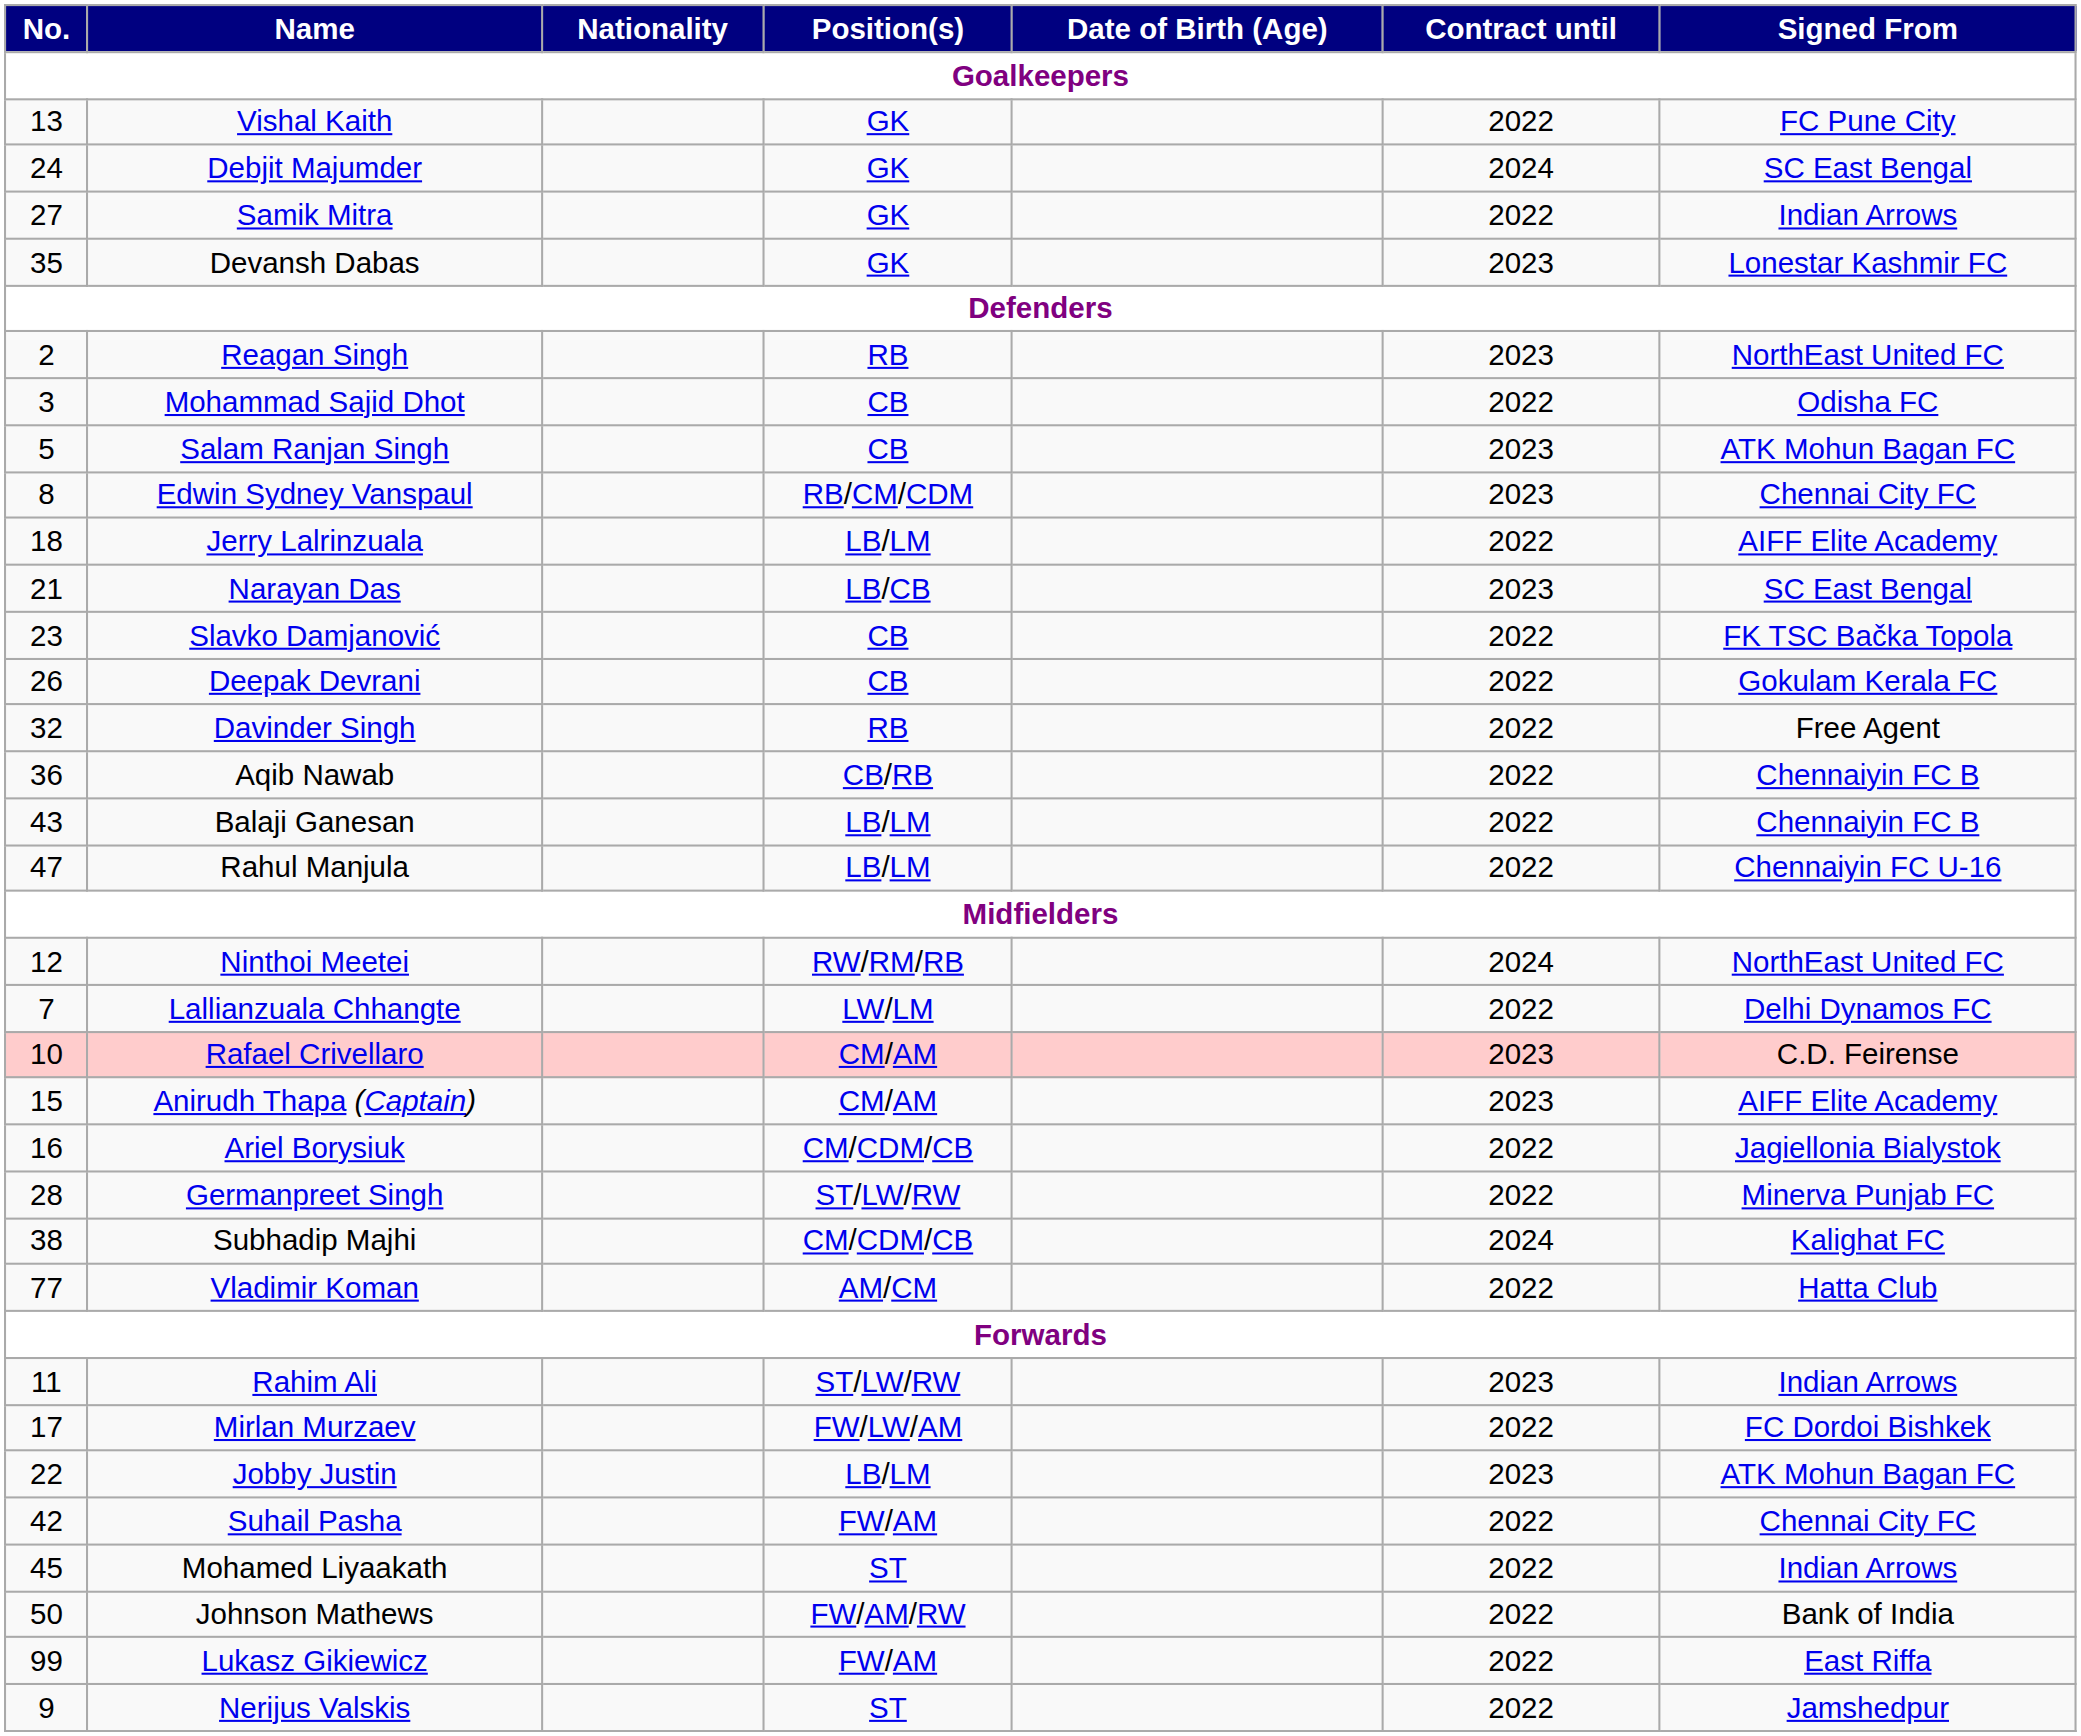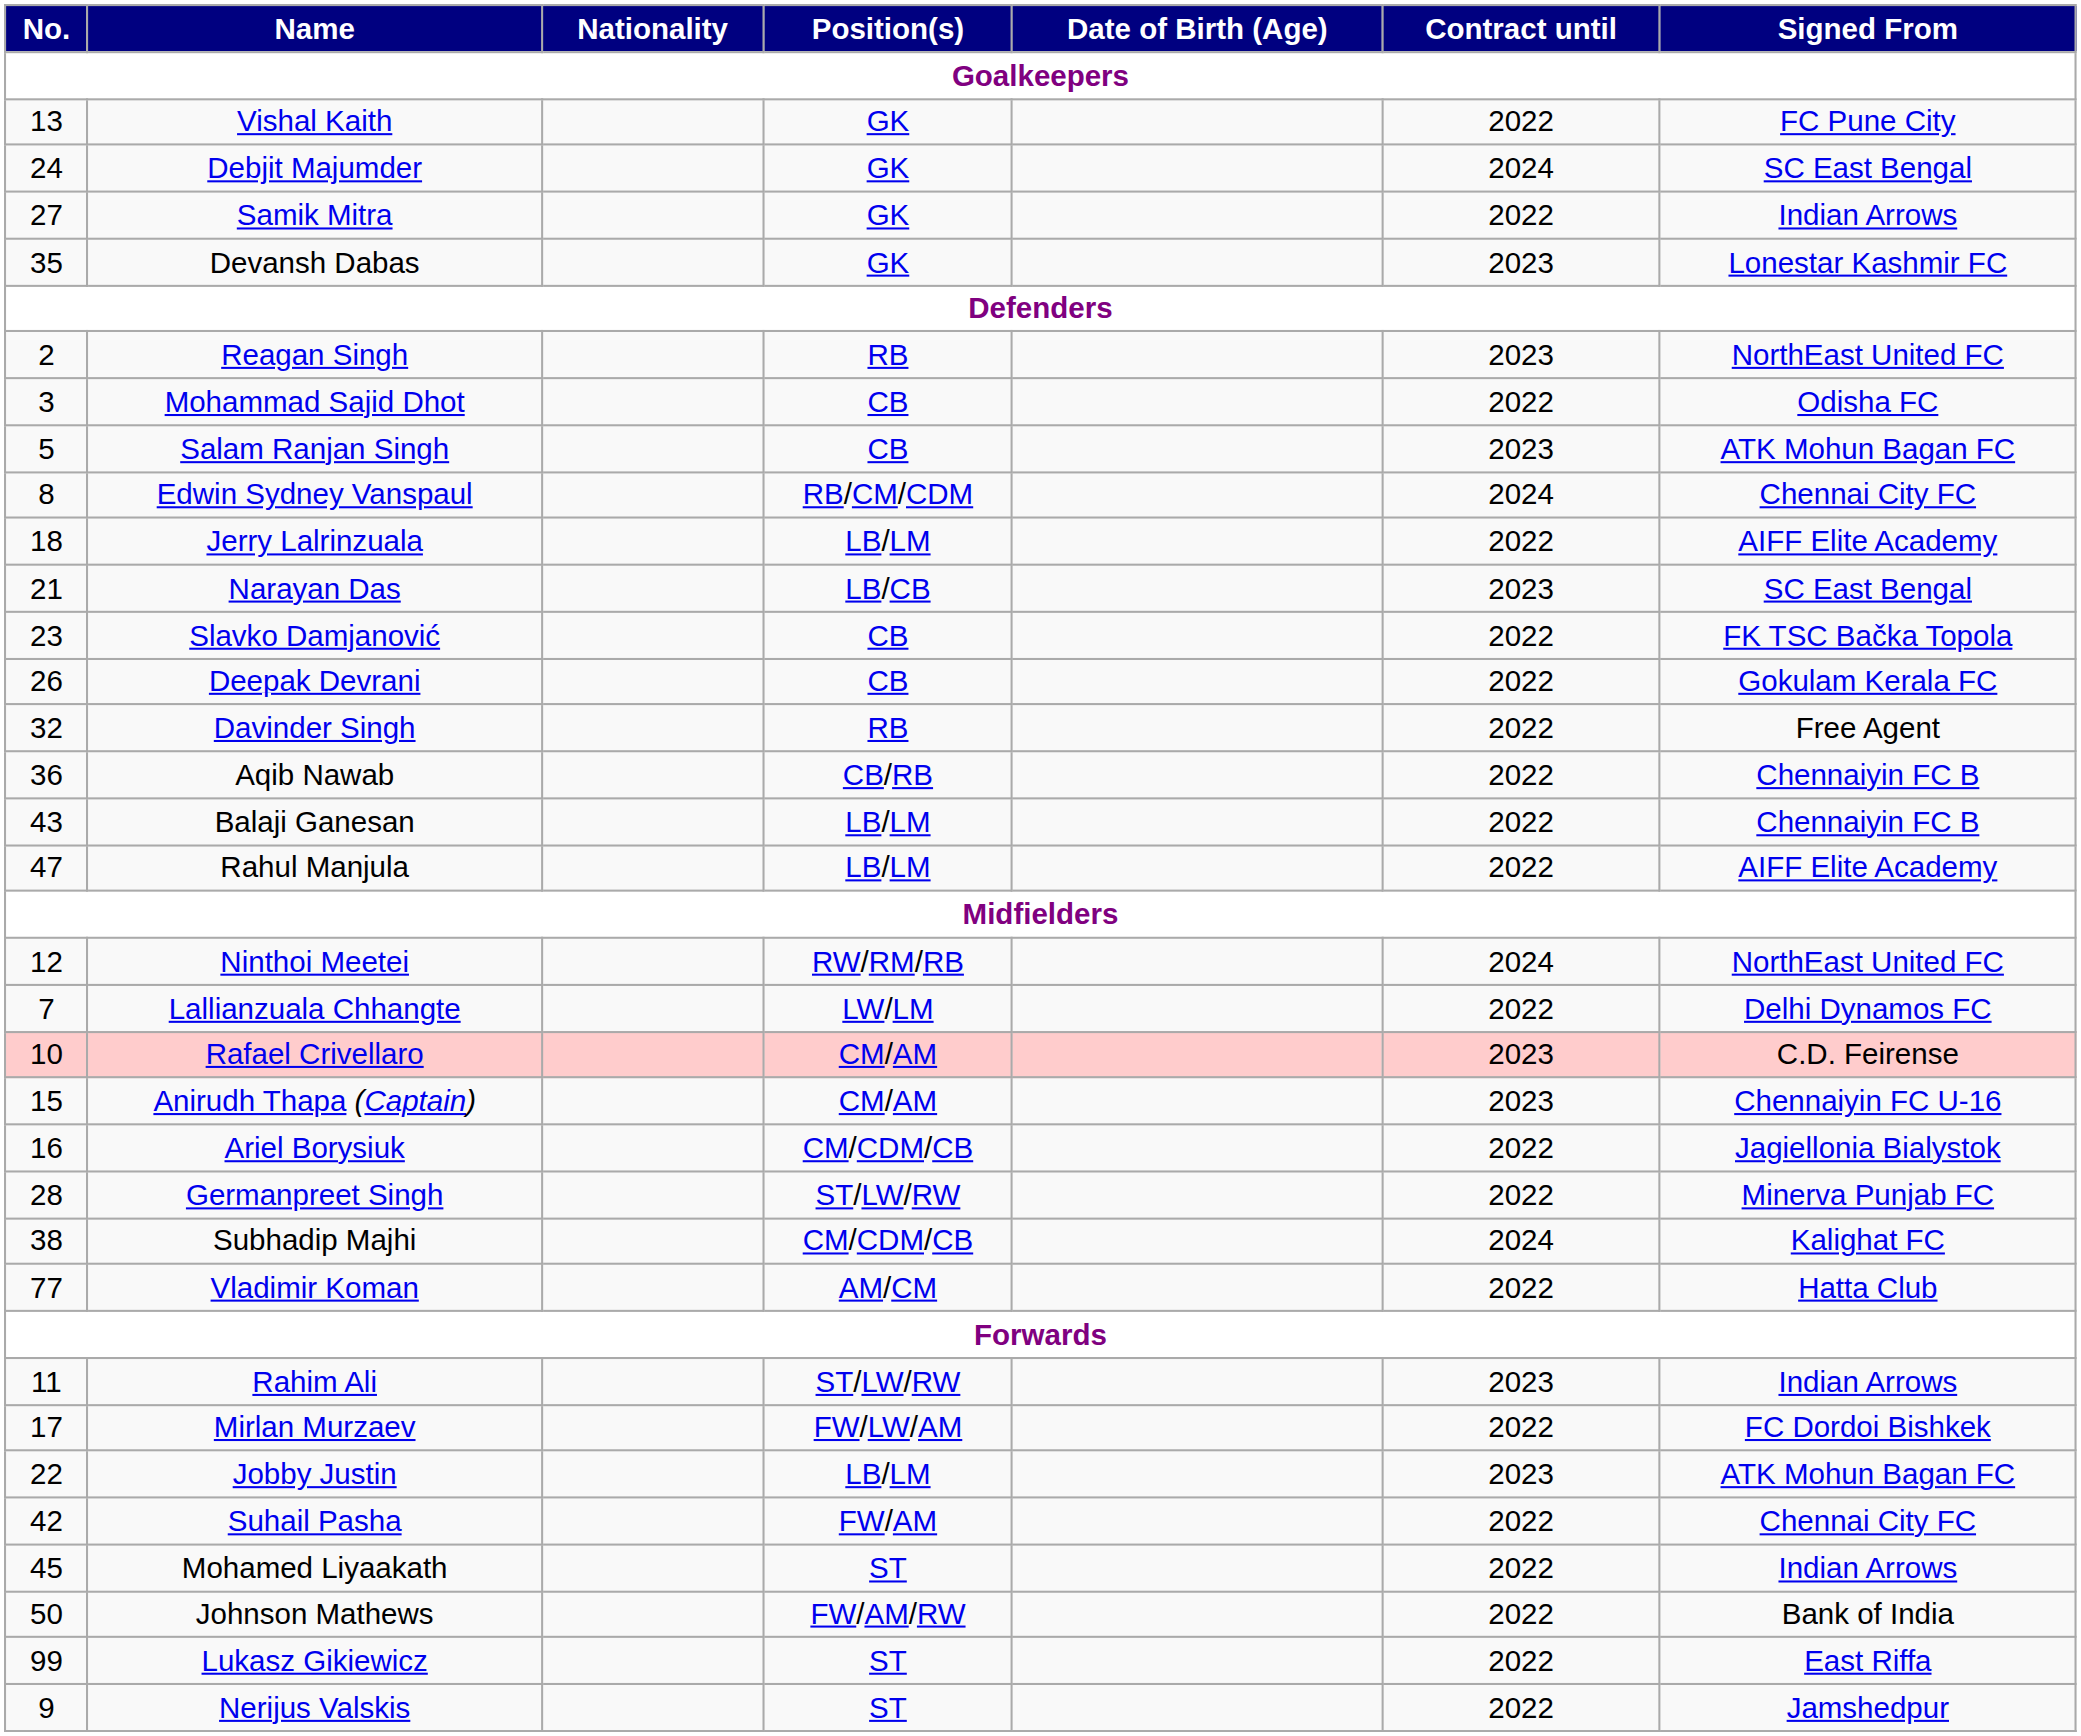(1521, 495) 2023 -> (1521, 495) 2024
(1868, 868) Chennaiyin FC U-16 -> (1868, 868) AIFF Elite Academy
(1868, 1101) AIFF Elite Academy -> (1868, 1101) Chennaiyin FC U-16
(888, 1661) FW/AM -> (888, 1661) ST
